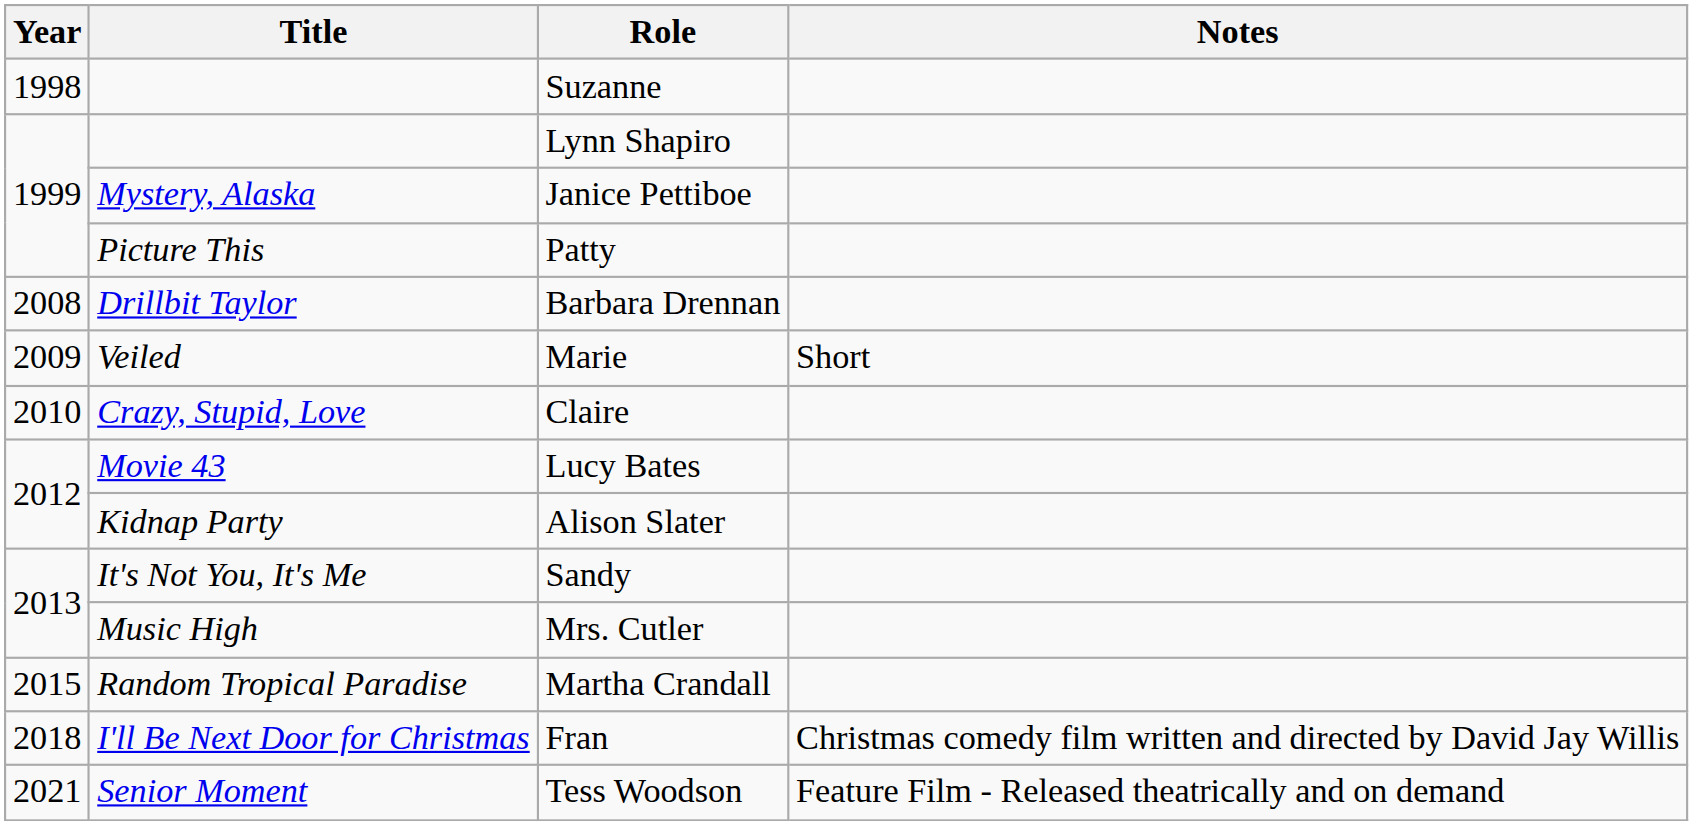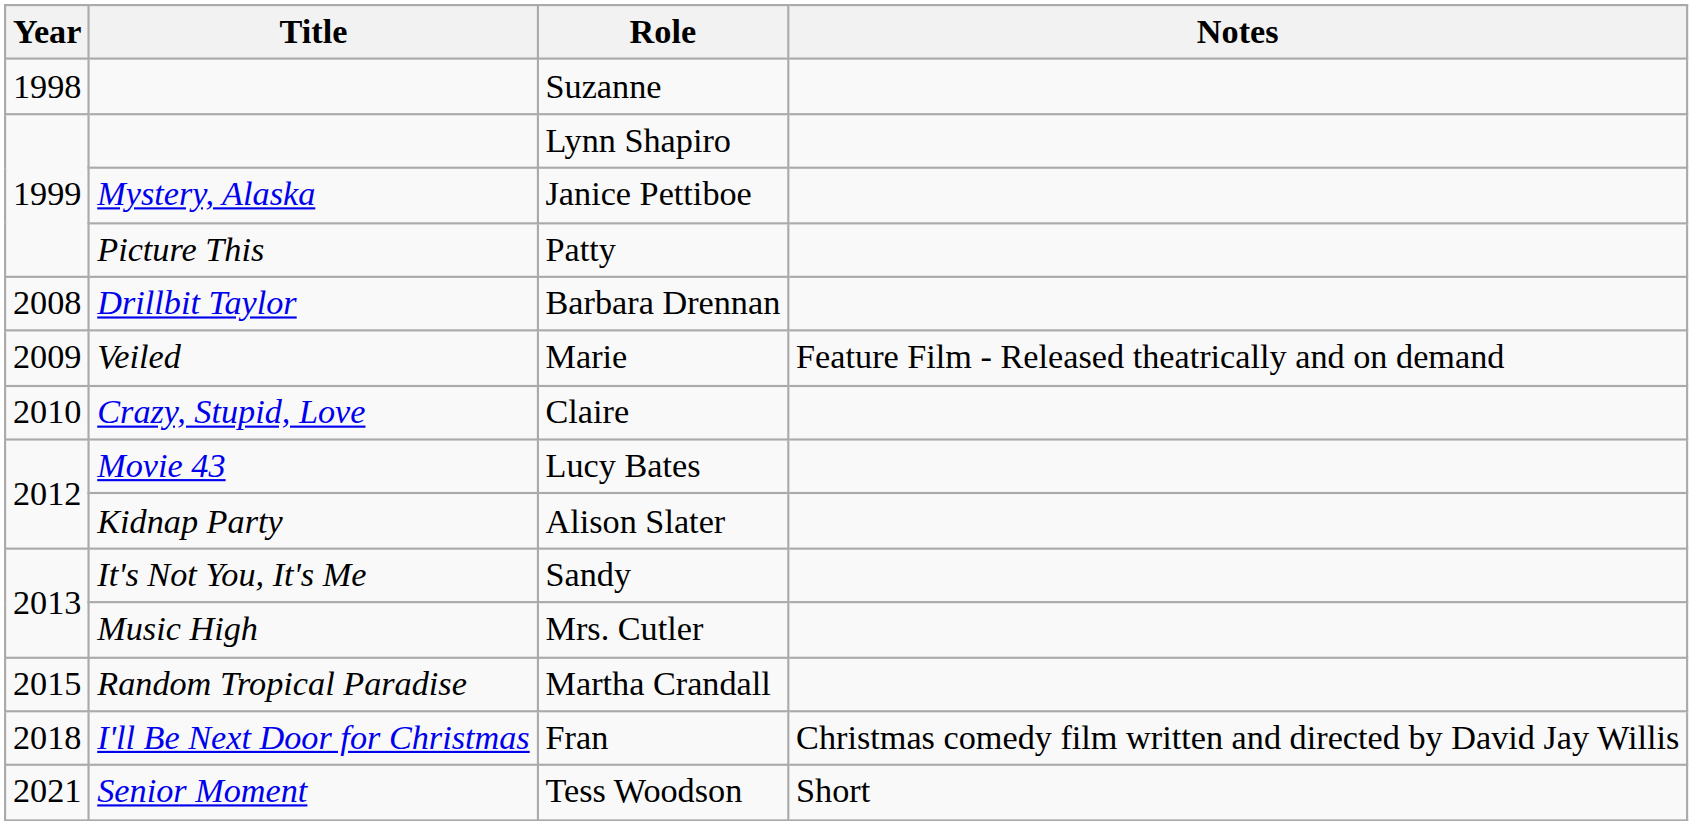(833, 357) Short -> (1150, 357) Feature Film - Released theatrically and on demand
(1150, 791) Feature Film - Released theatrically and on demand -> (833, 791) Short
